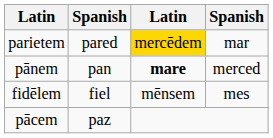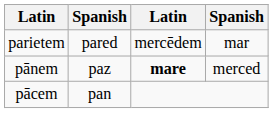(168, 42) gold background -> (168, 42) no background
(100, 68) pan -> (100, 68) paz
- row: (36, 94)
(100, 119) paz -> (100, 94) pan
